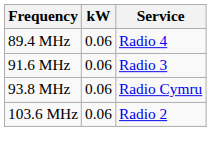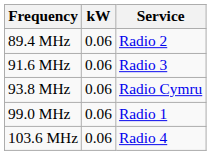(143, 41) Radio 4 -> (143, 41) Radio 2
+ row: (39, 114)
(143, 114) Radio 2 -> (143, 138) Radio 4
